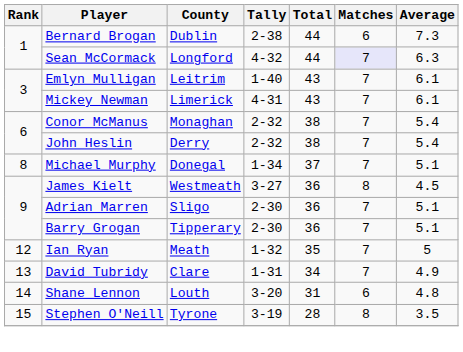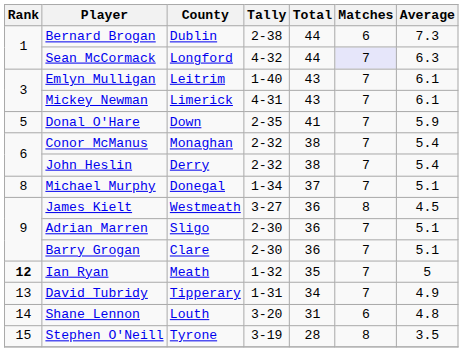+ row: (93, 122)
(205, 229) Tipperary -> (190, 251) Clare
(23, 251) normal -> (23, 272) bold
(190, 272) Clare -> (205, 293) Tipperary
